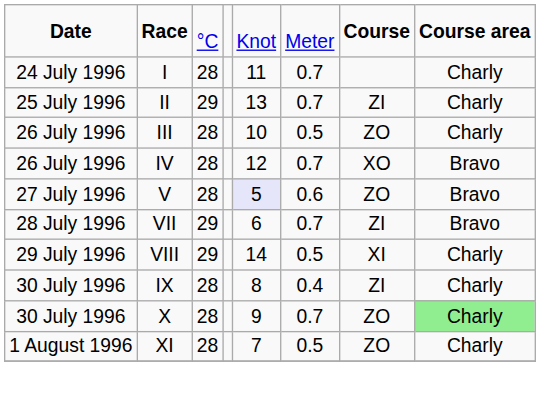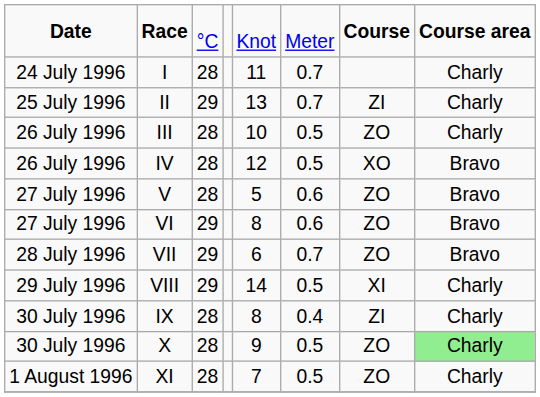(310, 164) 0.7 -> (310, 164) 0.5
(256, 194) lavender background -> (256, 194) no background
+ row: (165, 225)
(377, 225) ZI -> (377, 255) ZO
(310, 316) 0.7 -> (310, 347) 0.5
